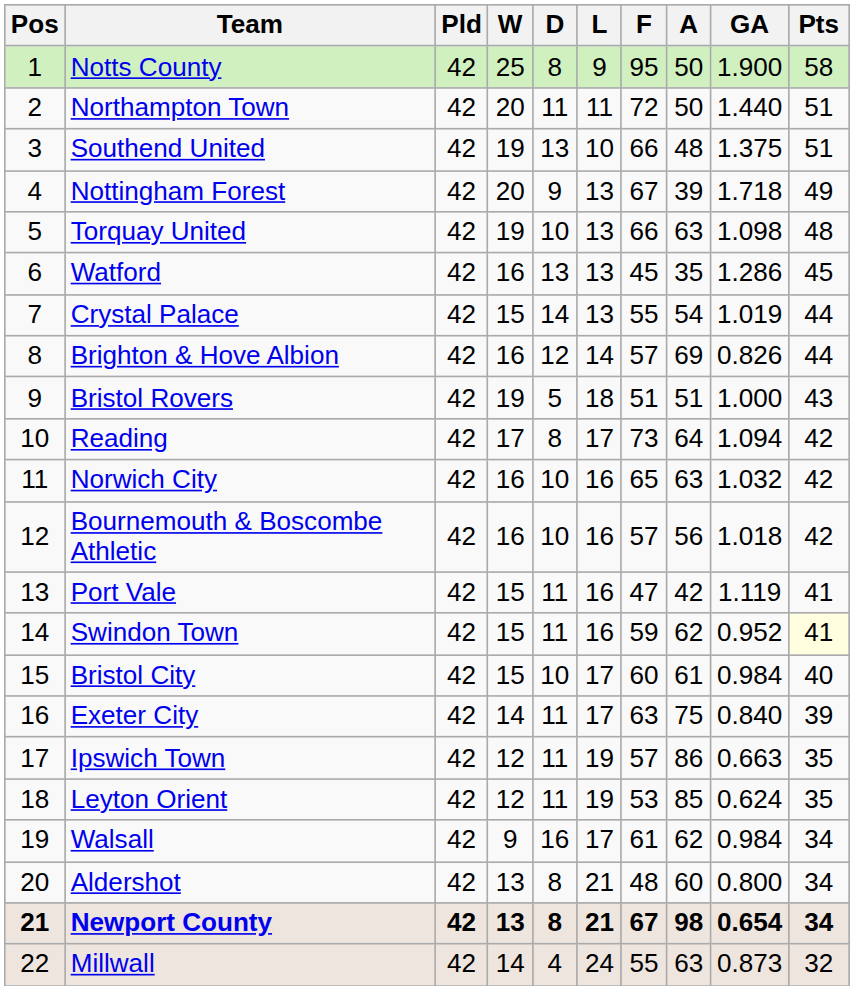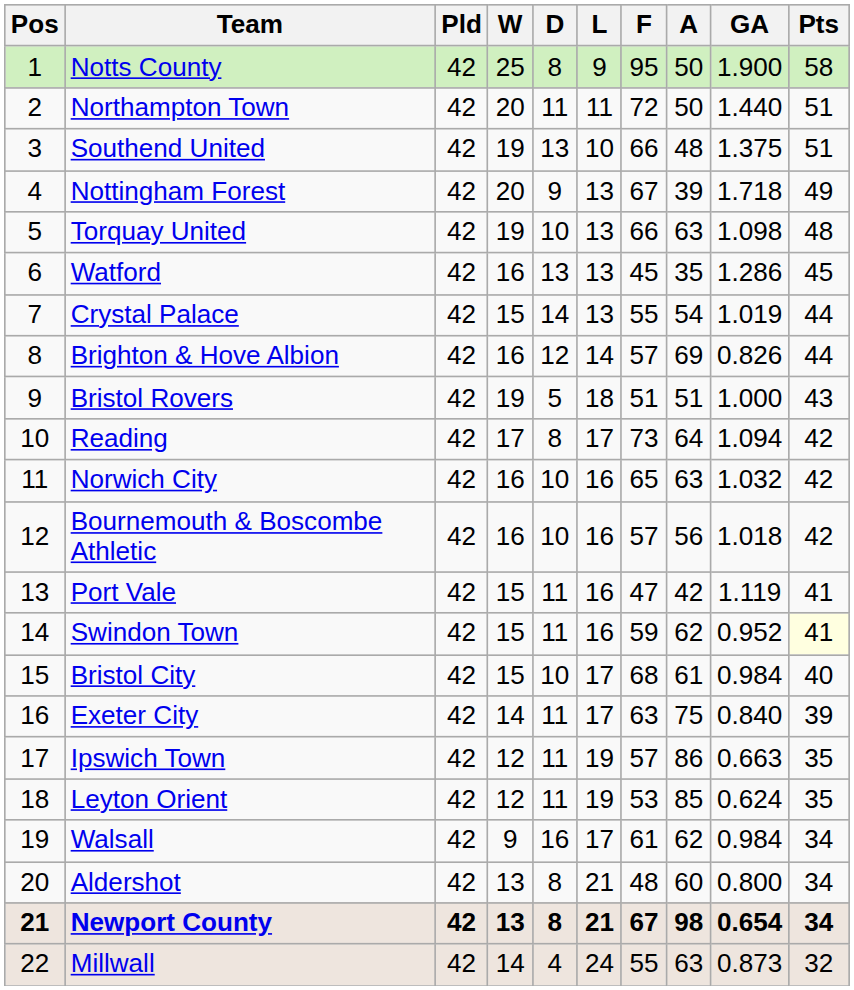(644, 674) 60 -> (644, 674) 68
